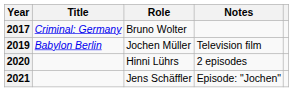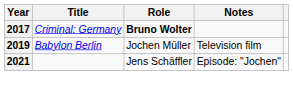(156, 29) normal -> (159, 29) bold
- row: (18, 62)
